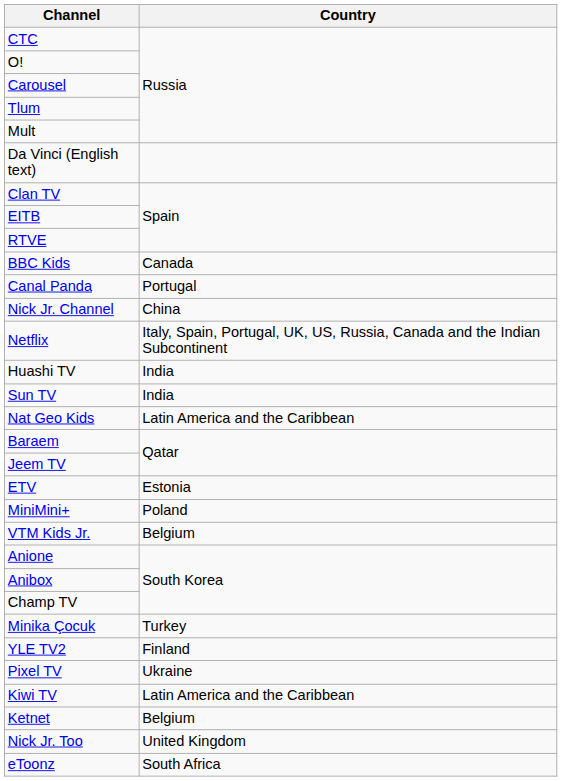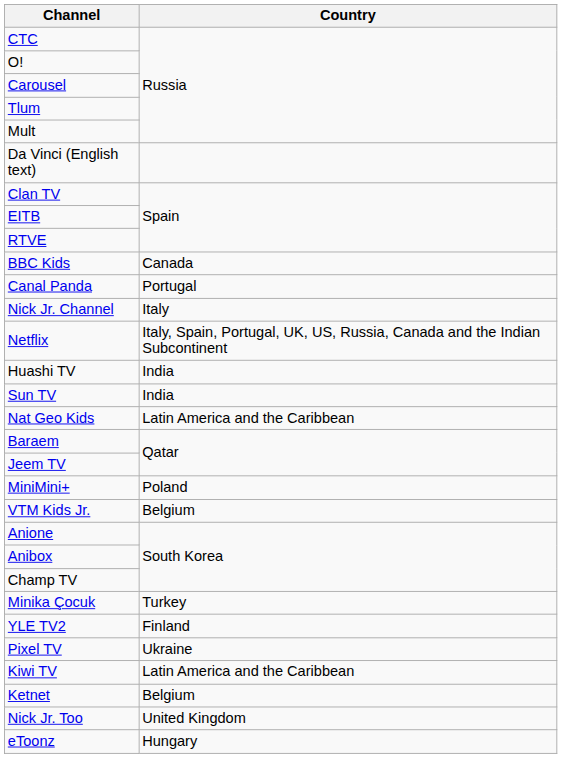(161, 309) China -> (156, 309) Italy
- row: (22, 487)
(181, 764) South Africa -> (170, 741) Hungary
